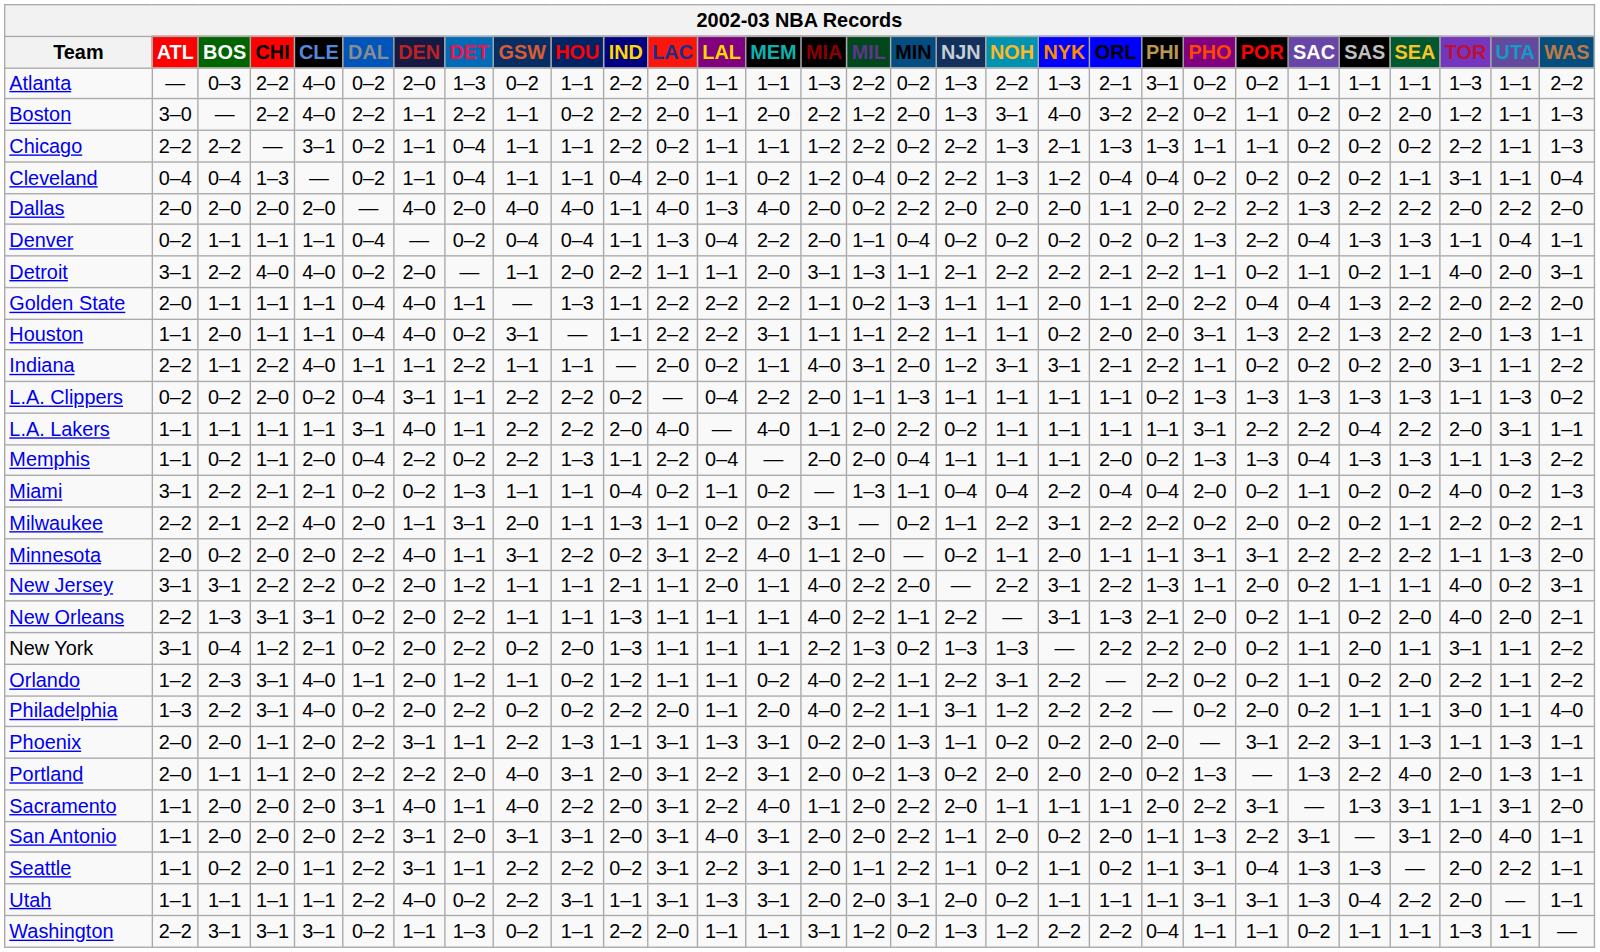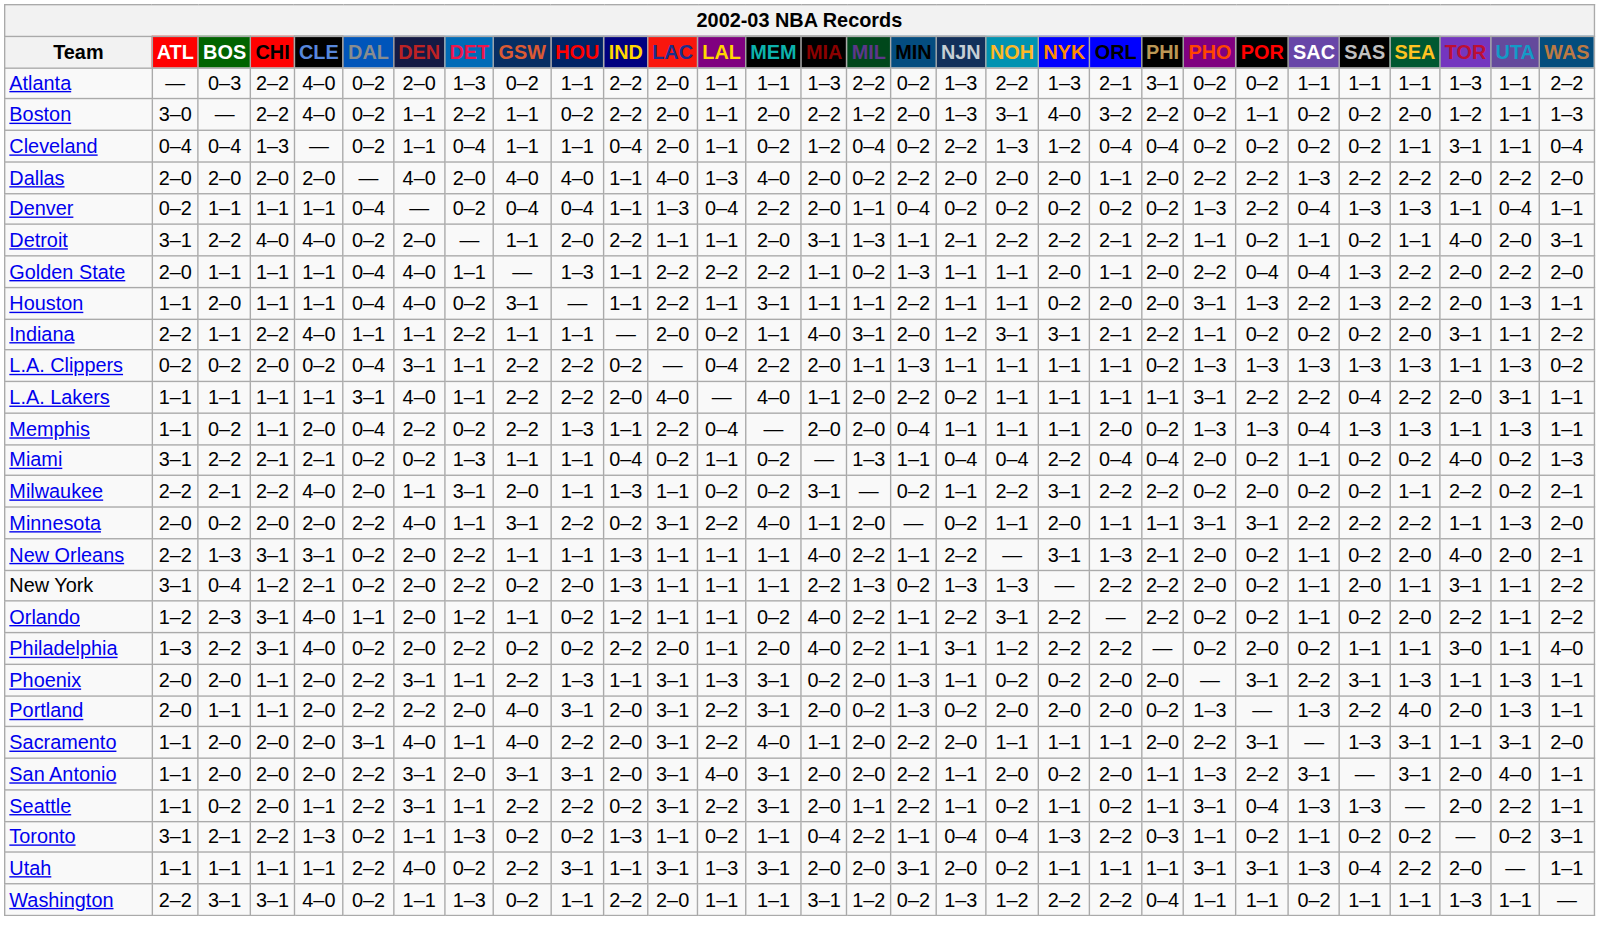(368, 115) 2–2 -> (368, 115) 0–2
- row: (46, 146)
(722, 335) 2–2 -> (722, 303) 1–1
(1567, 460) 2–2 -> (1567, 429) 1–1
- row: (61, 586)
+ row: (42, 837)
(319, 931) 3–1 -> (319, 900) 4–0
